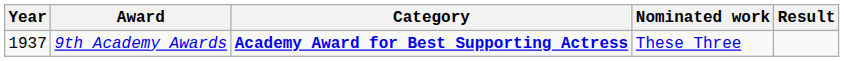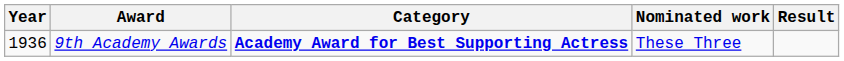(28, 44) 1937 -> (28, 44) 1936
